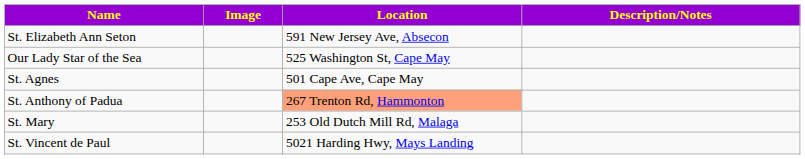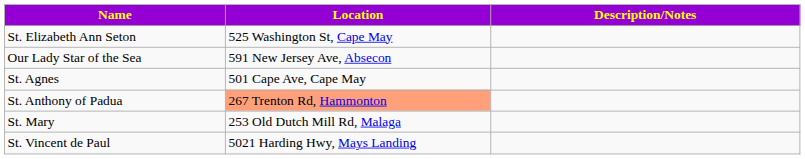- column: (243, 15)
(367, 36) 591 New Jersey Ave, Absecon -> (311, 36) 525 Washington St, Cape May
(368, 57) 525 Washington St, Cape May -> (310, 57) 591 New Jersey Ave, Absecon
